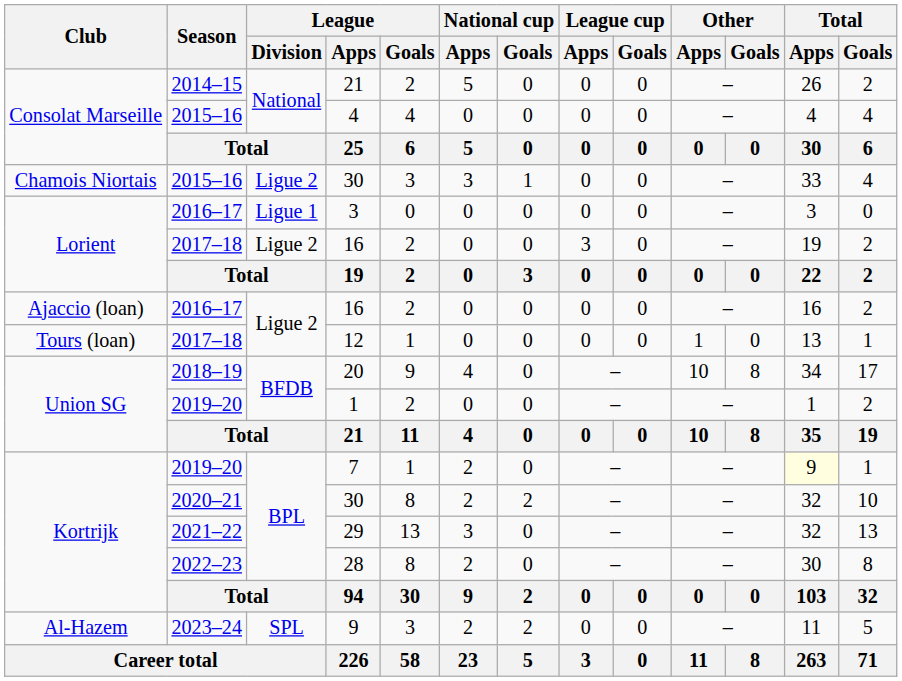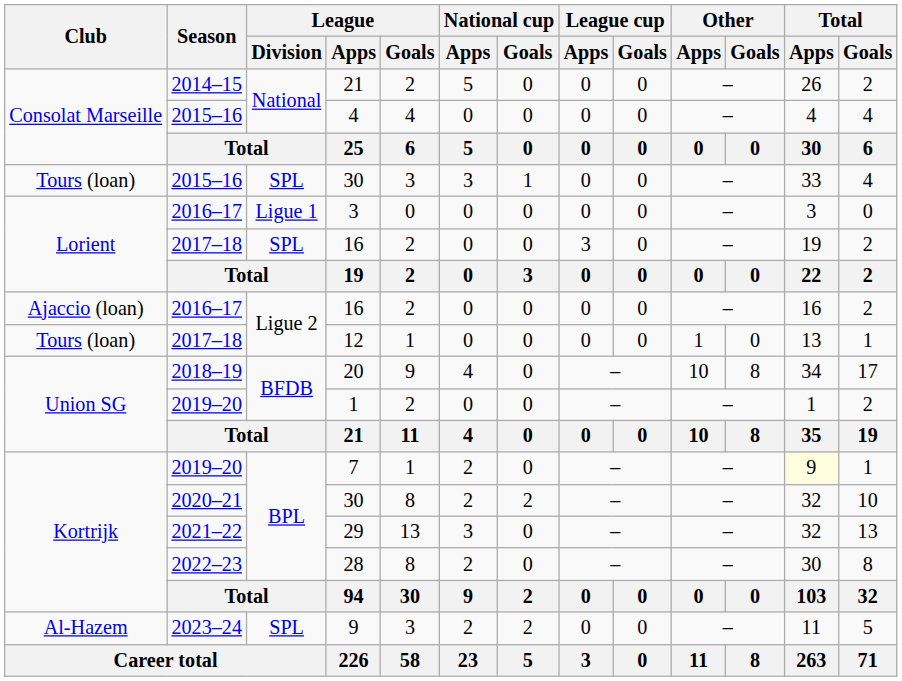(86, 180) Chamois Niortais -> (86, 180) Tours (loan)
(287, 180) Ligue 2 -> (287, 180) SPL
(287, 244) Ligue 2 -> (287, 244) SPL
